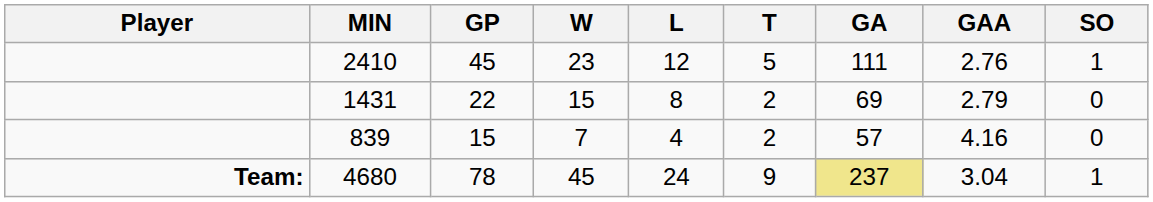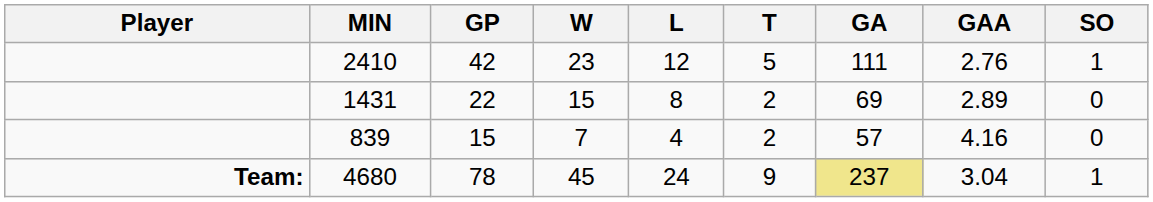(482, 61) 45 -> (482, 61) 42
(984, 100) 2.79 -> (984, 100) 2.89
